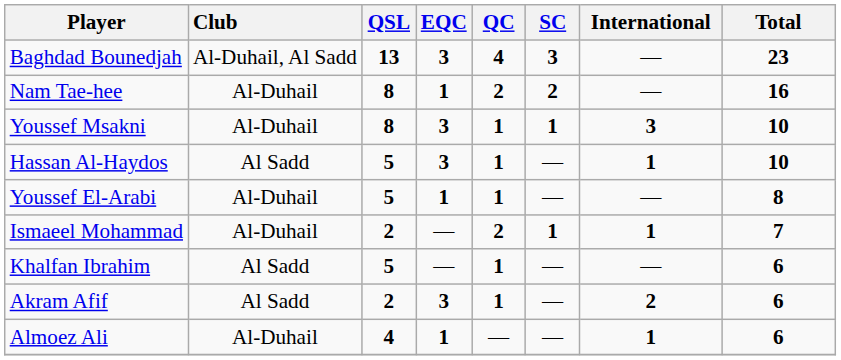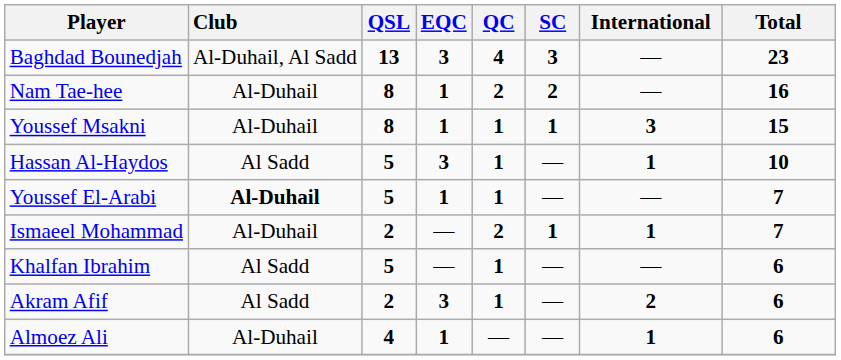(444, 127) 3 -> (444, 127) 1
(778, 127) 10 -> (778, 127) 15
(275, 196) normal -> (275, 196) bold
(778, 196) 8 -> (778, 196) 7
